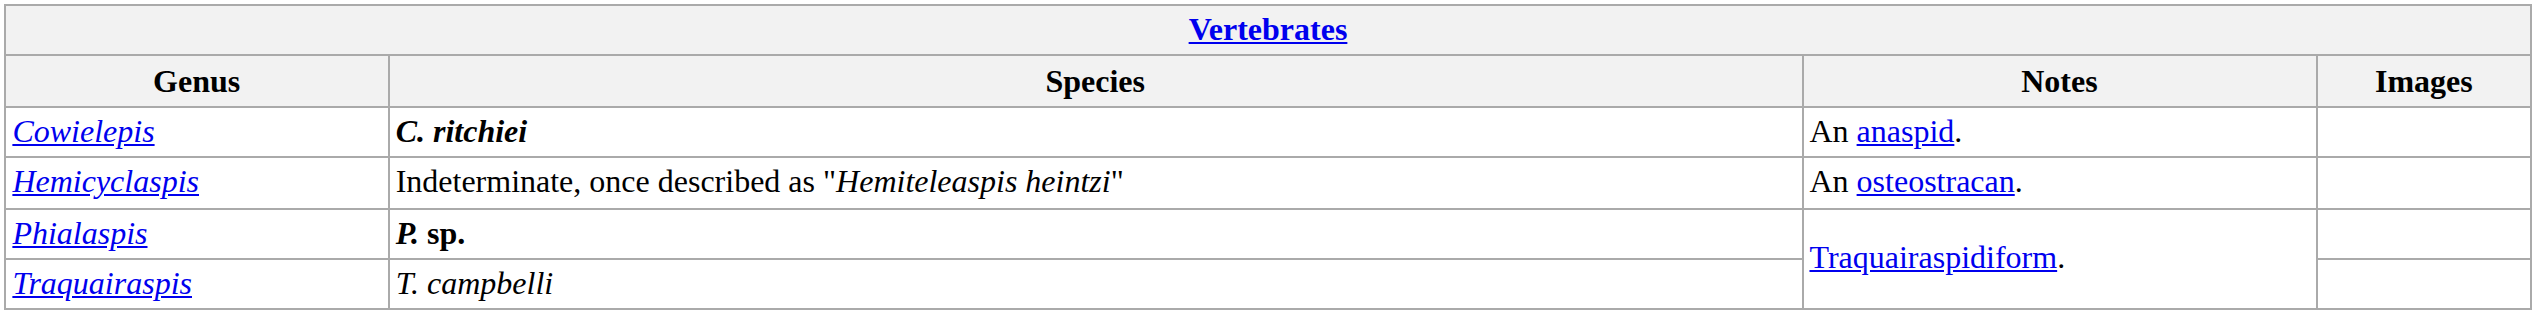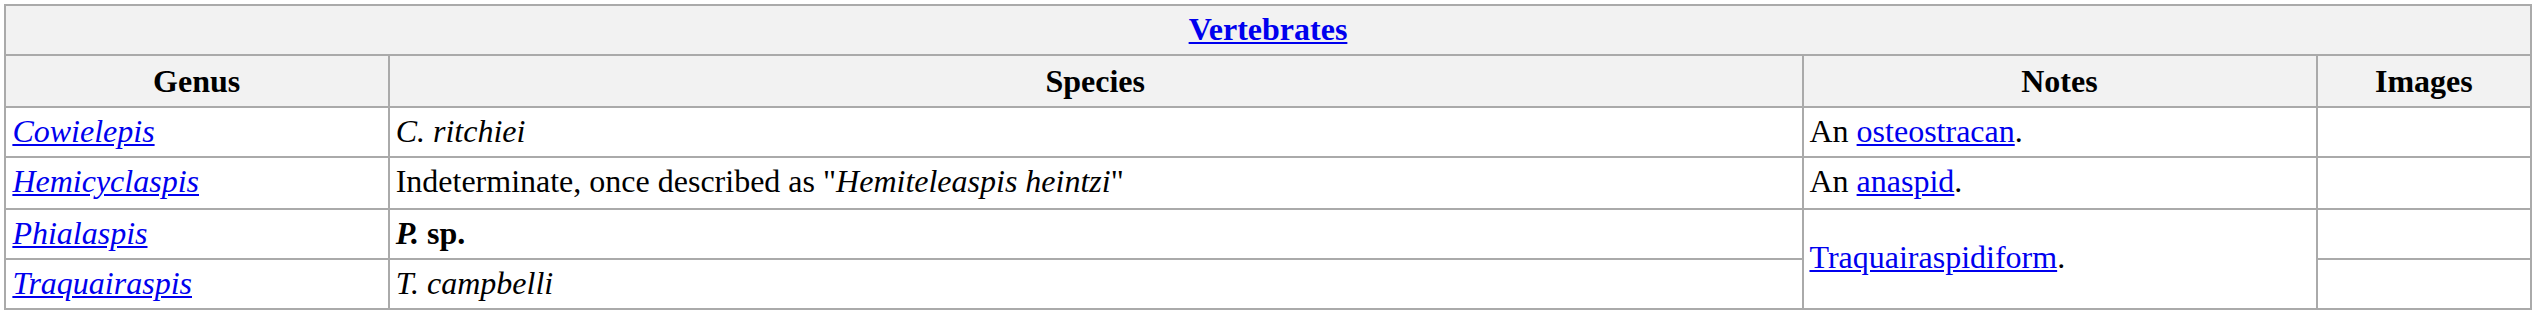(461, 131) bold -> (461, 131) normal
(1886, 131) An anaspid. -> (1916, 131) An osteostracan.
(1916, 182) An osteostracan. -> (1886, 182) An anaspid.
